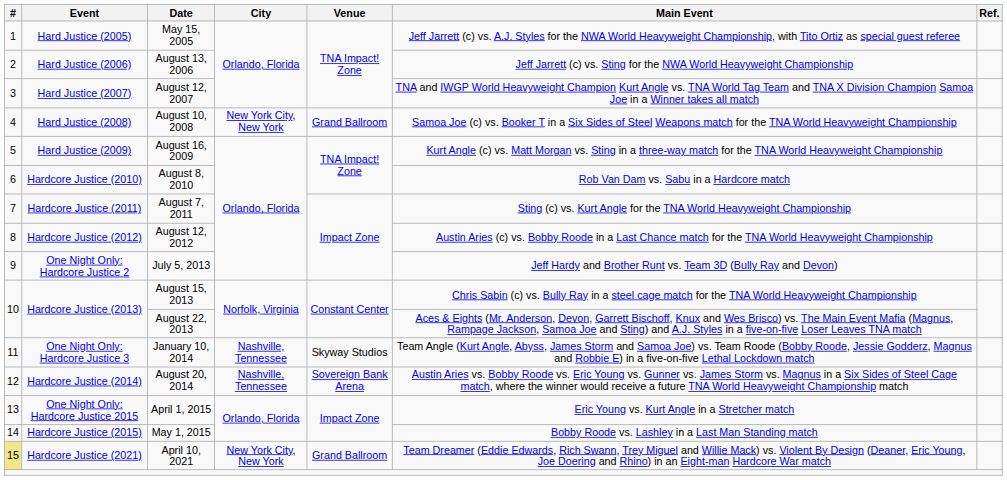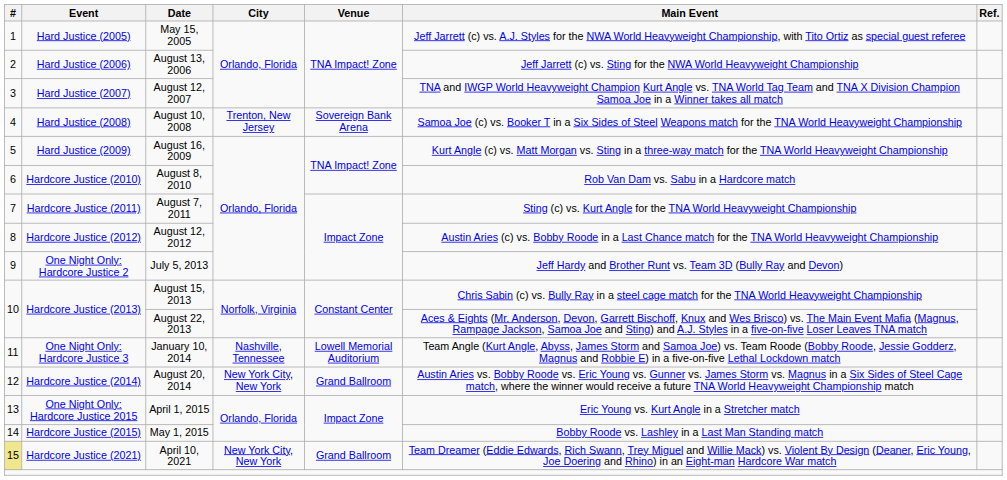(261, 122) New York City, New York -> (259, 122) Trenton, New Jersey
(350, 122) Grand Ballroom -> (354, 122) Sovereign Bank Arena
(350, 352) Skyway Studios -> (354, 352) Lowell Memorial Auditorium
(261, 381) Nashville, Tennessee -> (258, 381) New York City, New York
(350, 381) Sovereign Bank Arena -> (354, 381) Grand Ballroom
